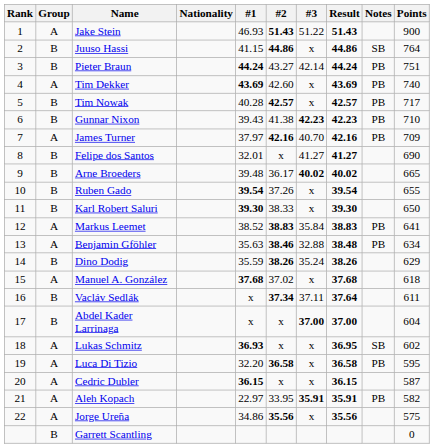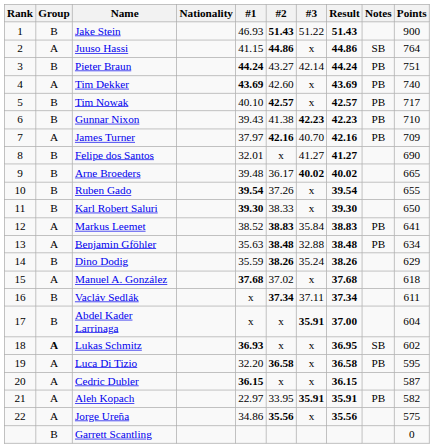(54, 31) A -> (54, 31) B
(54, 48) B -> (54, 48) A
(251, 102) 40.28 -> (251, 102) 40.10
(281, 244) 38.46 -> (281, 244) 38.48
(344, 297) 37.64 -> (344, 297) 37.34
(311, 321) 37.00 -> (311, 321) 35.91
(54, 345) normal -> (54, 345) bold
